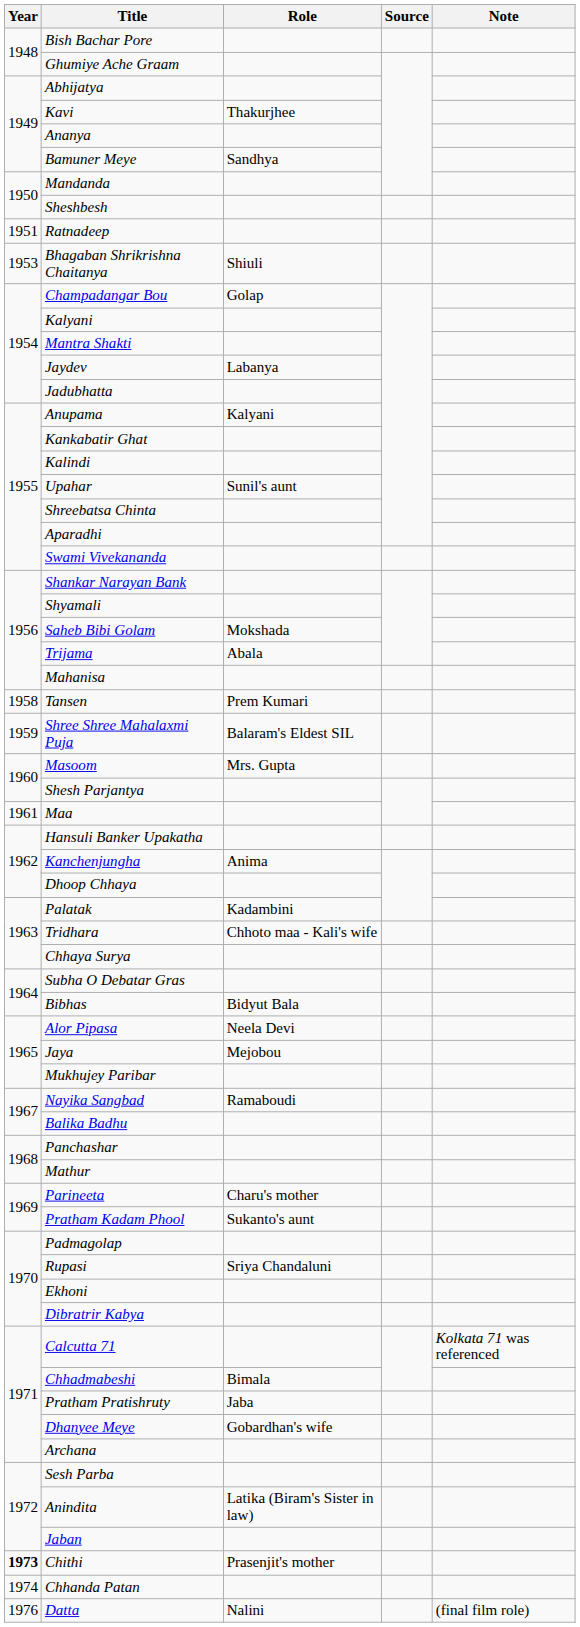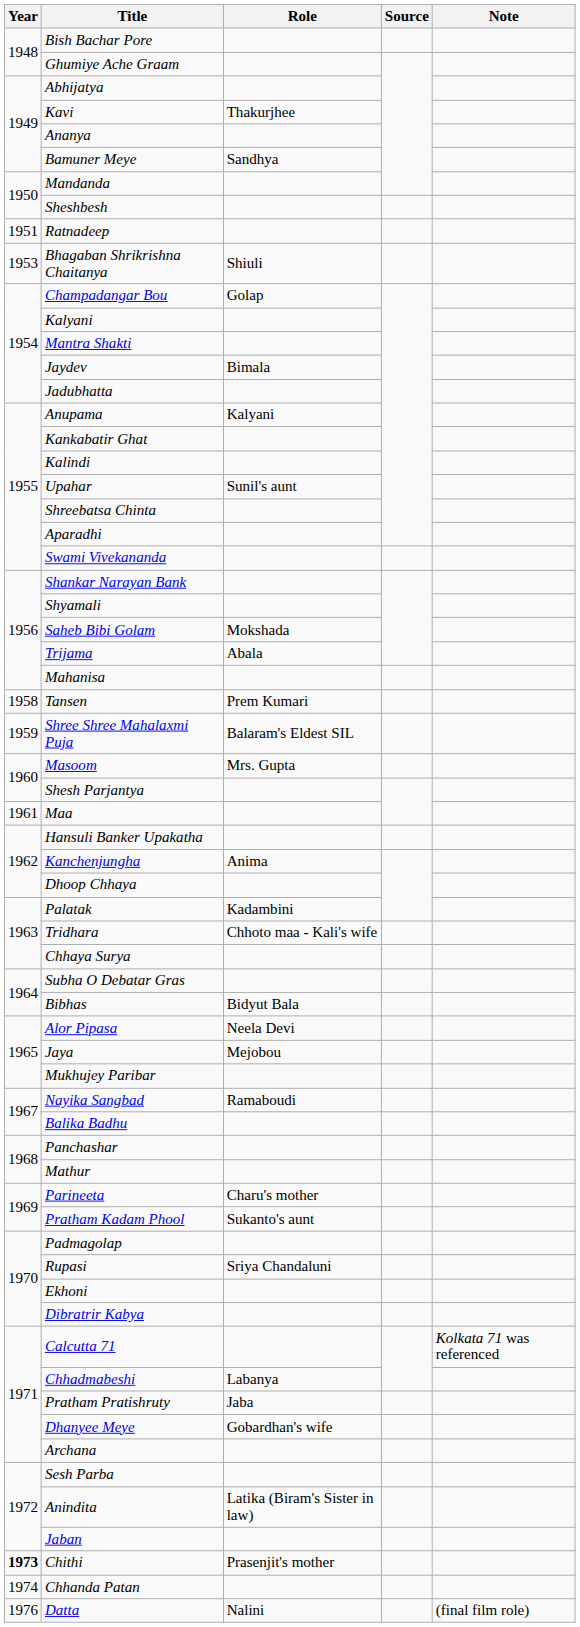(253, 367) Labanya -> (248, 367) Bimala
(248, 1379) Bimala -> (253, 1379) Labanya
